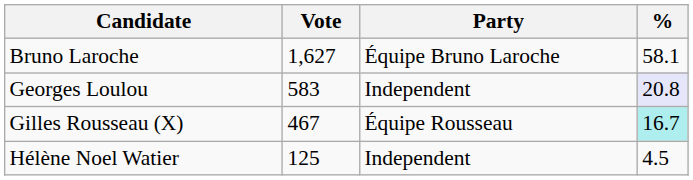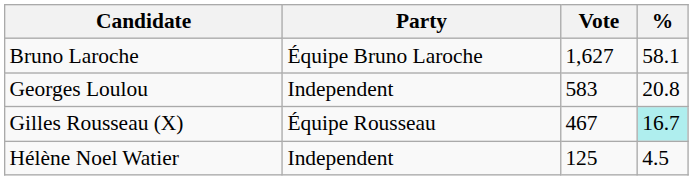columns swapped: (498, 21) <-> (321, 21)
(661, 89) lavender background -> (661, 89) no background
